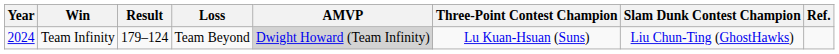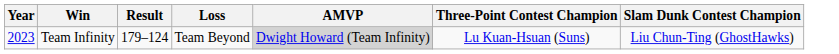- column: (819, 15)
(21, 38) 2024 -> (21, 38) 2023
